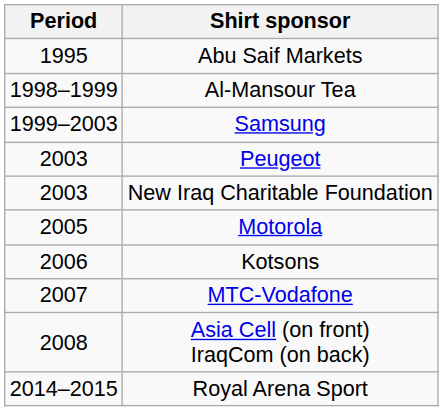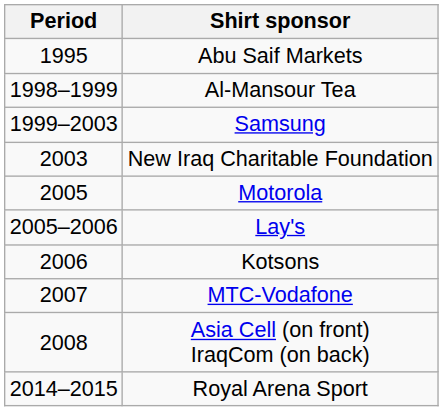- row: (280, 158)
+ row: (280, 227)
